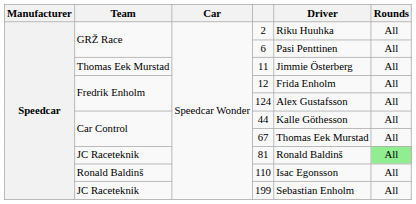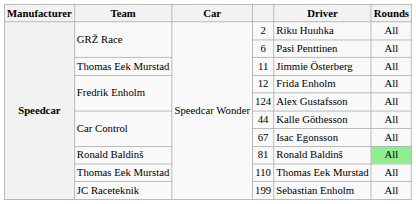(322, 137) Thomas Eek Murstad -> (307, 137) Isac Egonsson
(108, 154) JC Raceteknik -> (110, 154) Ronald Baldinš
(110, 172) Ronald Baldinš -> (123, 172) Thomas Eek Murstad
(307, 172) Isac Egonsson -> (322, 172) Thomas Eek Murstad
